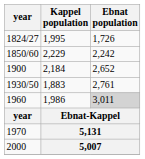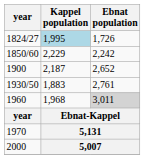(54, 38) no background -> (54, 38) lightblue background
(54, 69) 2,184 -> (54, 69) 2,187
(54, 100) 1,986 -> (54, 100) 1,968
